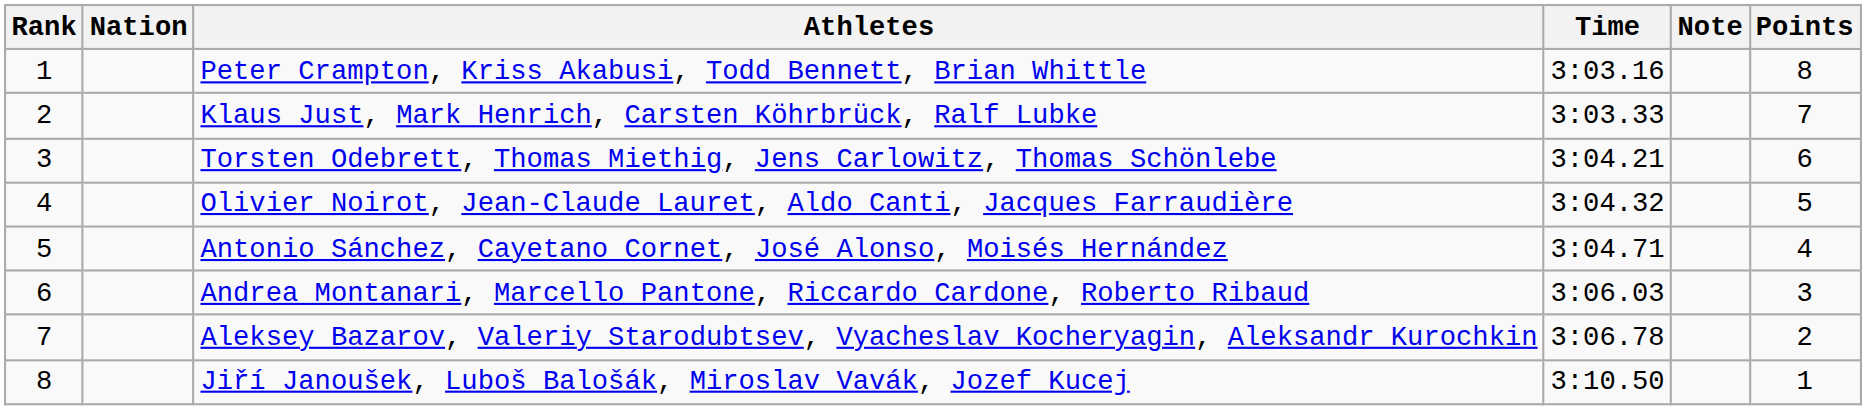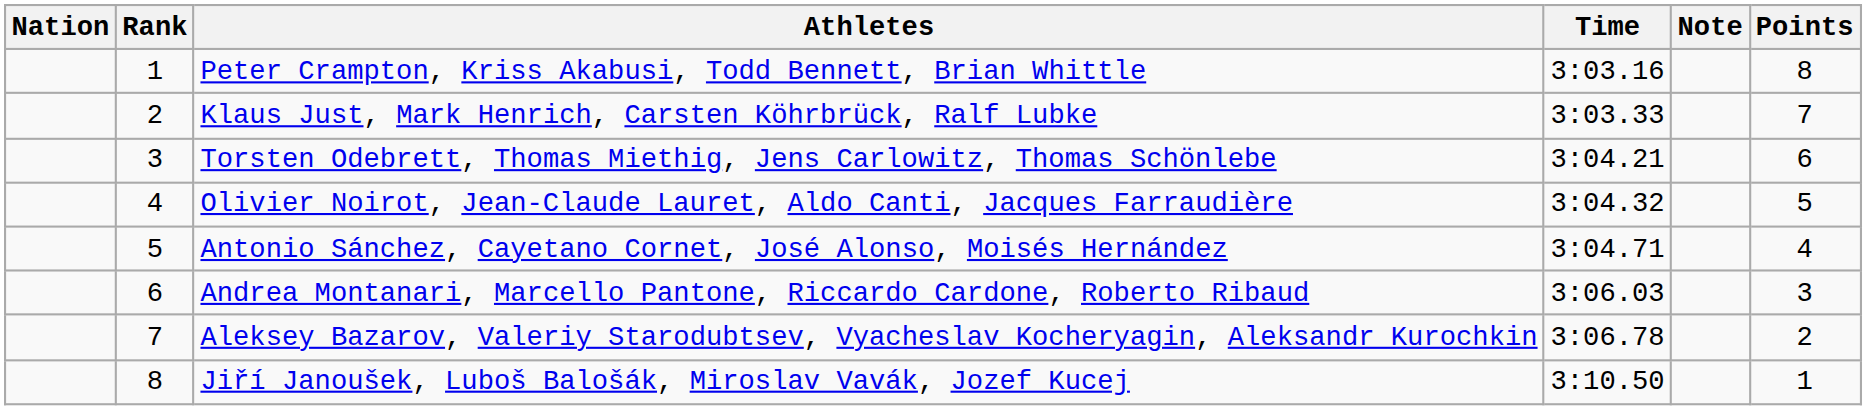columns swapped: (44, 27) <-> (139, 27)
